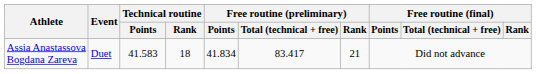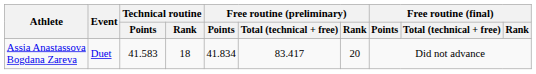(355, 54) 21 -> (355, 54) 20
